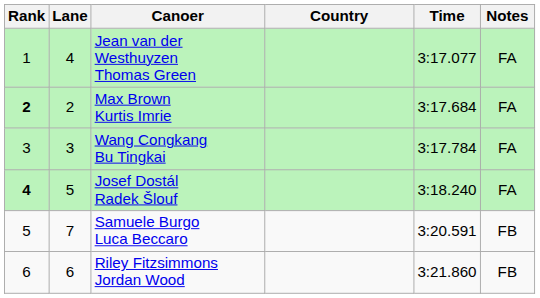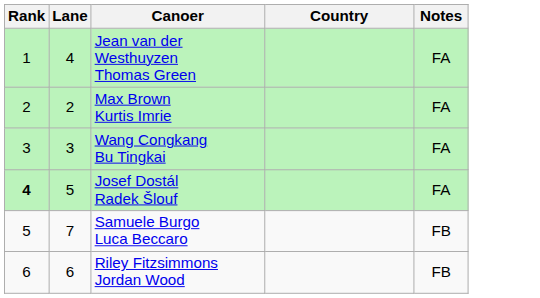- column: (447, 16)
(27, 107) bold -> (27, 107) normal
